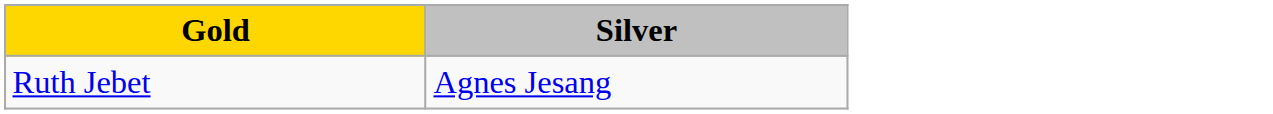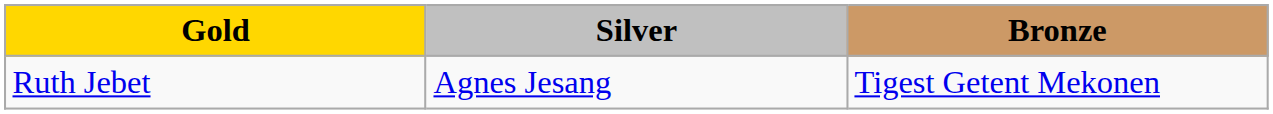+ column: (1057, 30)
